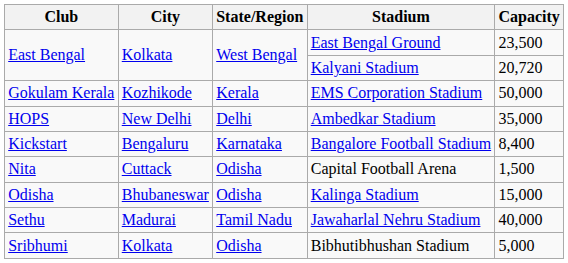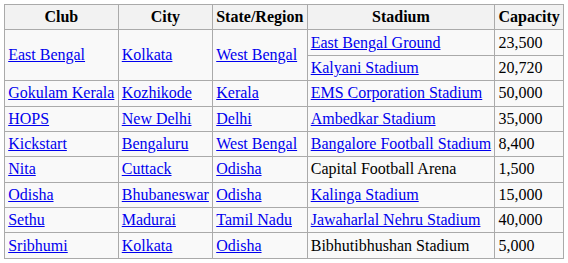(249, 144) Karnataka -> (257, 144) West Bengal
